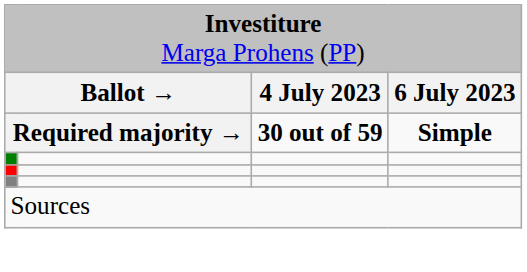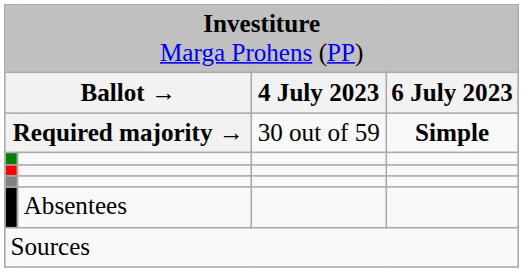(320, 132) bold -> (319, 132) normal
+ row: (11, 207)
